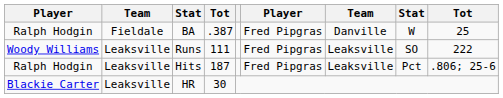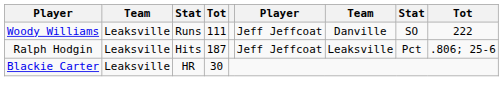- row: (188, 31)
(283, 49) Fred Pipgras -> (280, 31) Jeff Jeffcoat
(360, 49) Leaksville -> (360, 31) Danville
(283, 67) Fred Pipgras -> (280, 49) Jeff Jeffcoat
